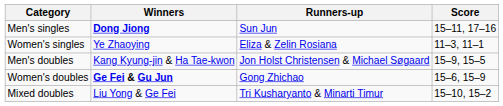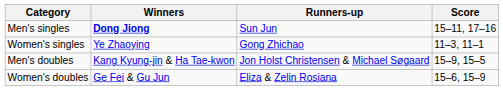(288, 45) Eliza & Zelin Rosiana -> (272, 45) Gong Zhichao
(133, 77) bold -> (131, 77) normal
(272, 77) Gong Zhichao -> (288, 77) Eliza & Zelin Rosiana
- row: (41, 93)
